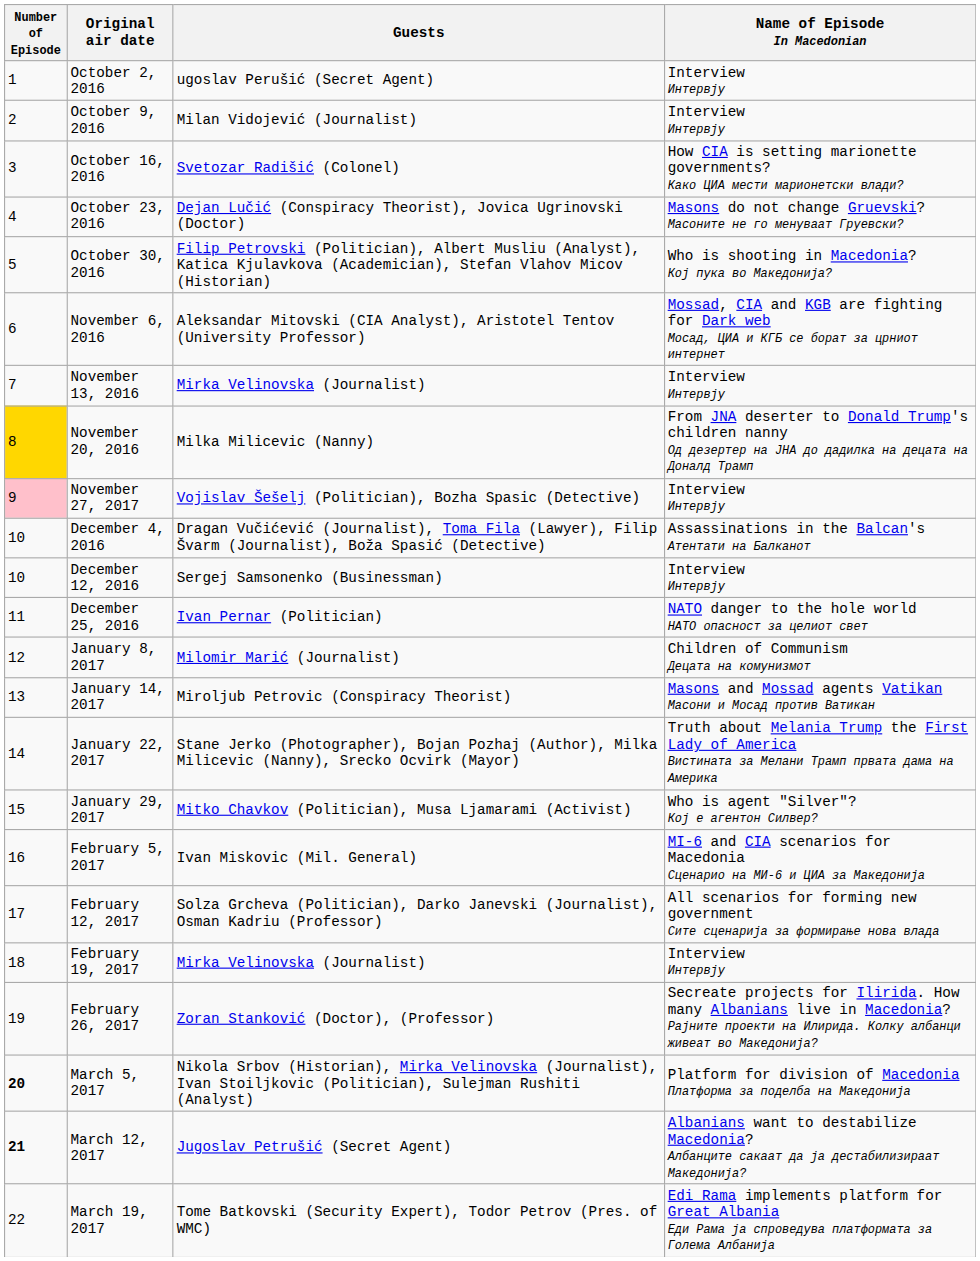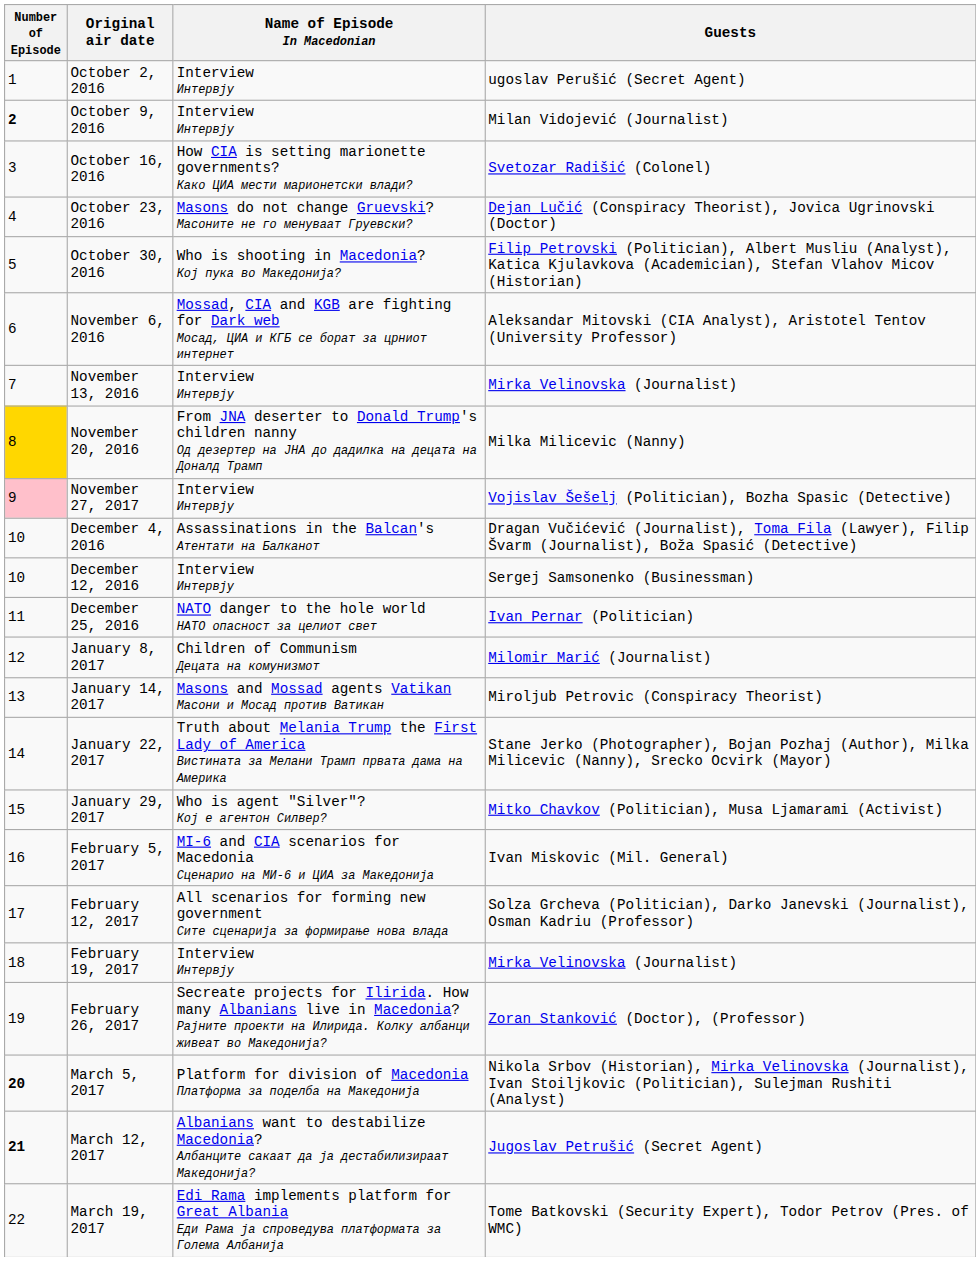columns swapped: (820, 32) <-> (419, 33)
(12, 121) normal -> (12, 121) bold
